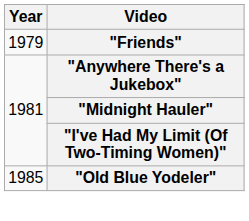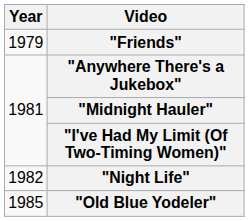+ row: (146, 178)
